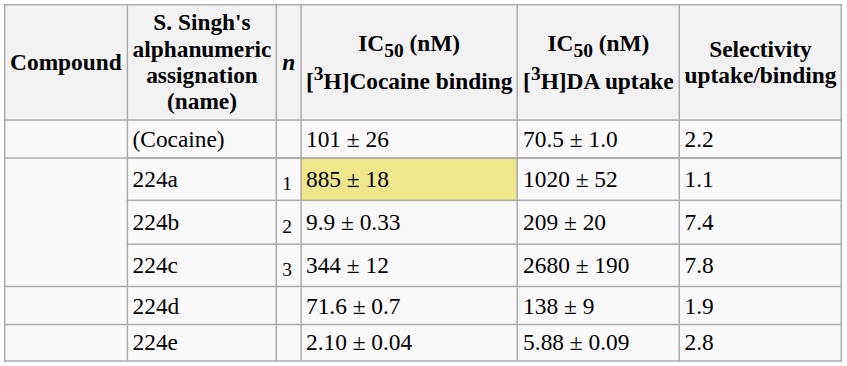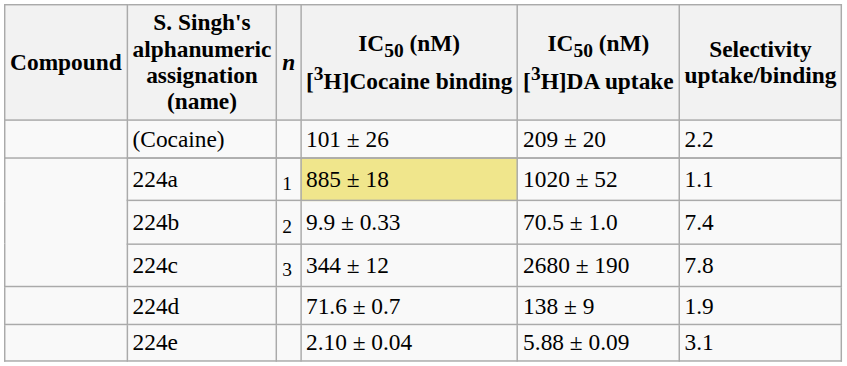(570, 138) 70.5 ± 1.0 -> (565, 138) 209 ± 20
(565, 222) 209 ± 20 -> (570, 222) 70.5 ± 1.0
(699, 342) 2.8 -> (699, 342) 3.1
